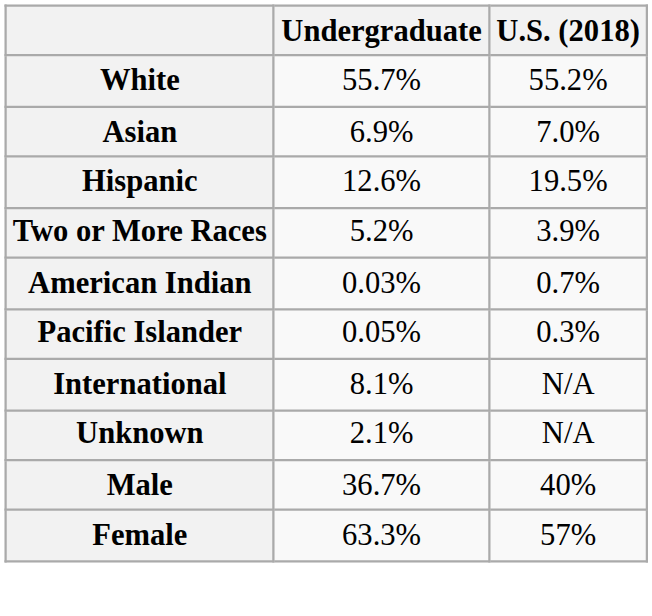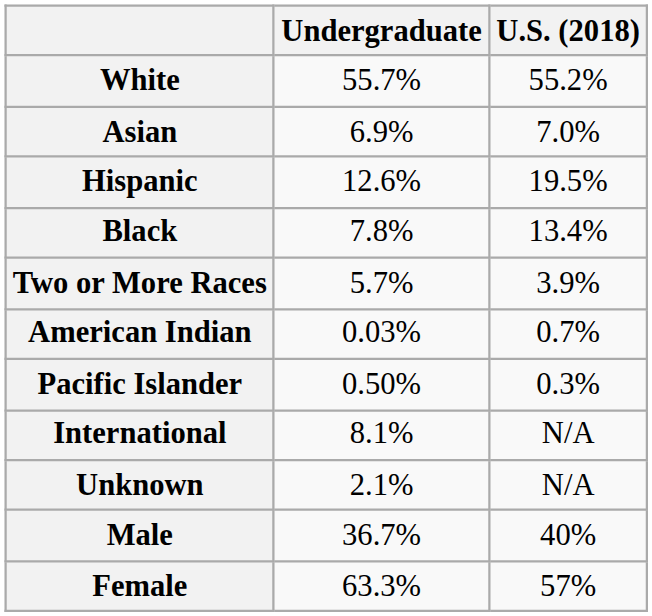+ row: (140, 232)
(382, 232) 5.2% -> (382, 282) 5.7%
(382, 333) 0.05% -> (382, 383) 0.50%
